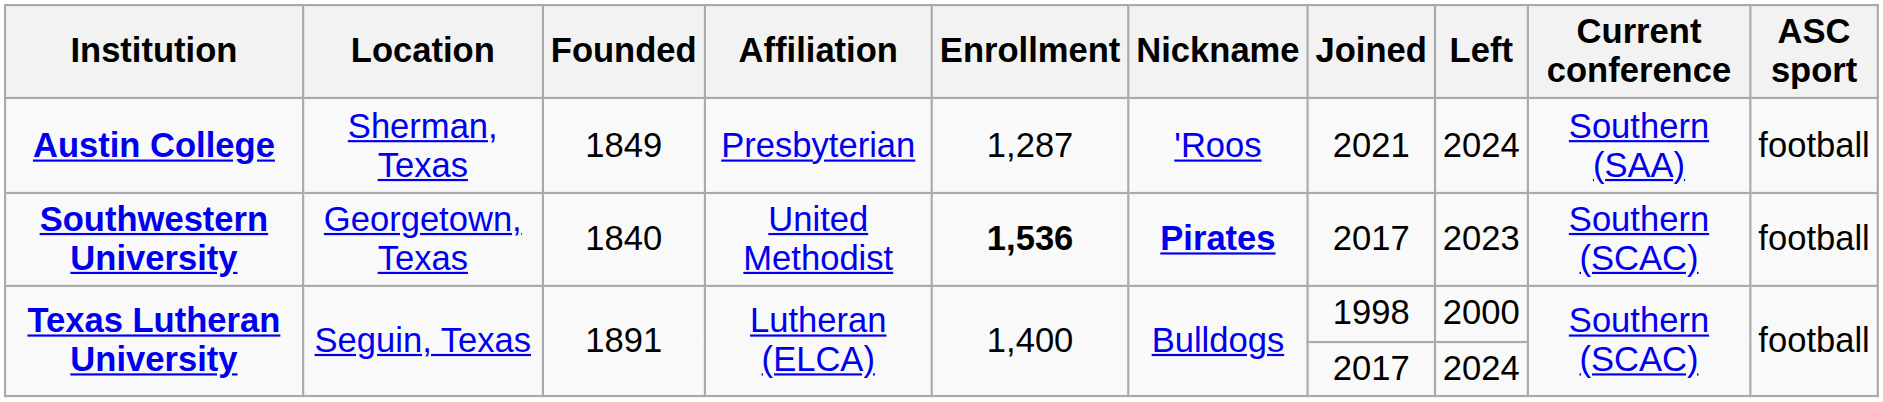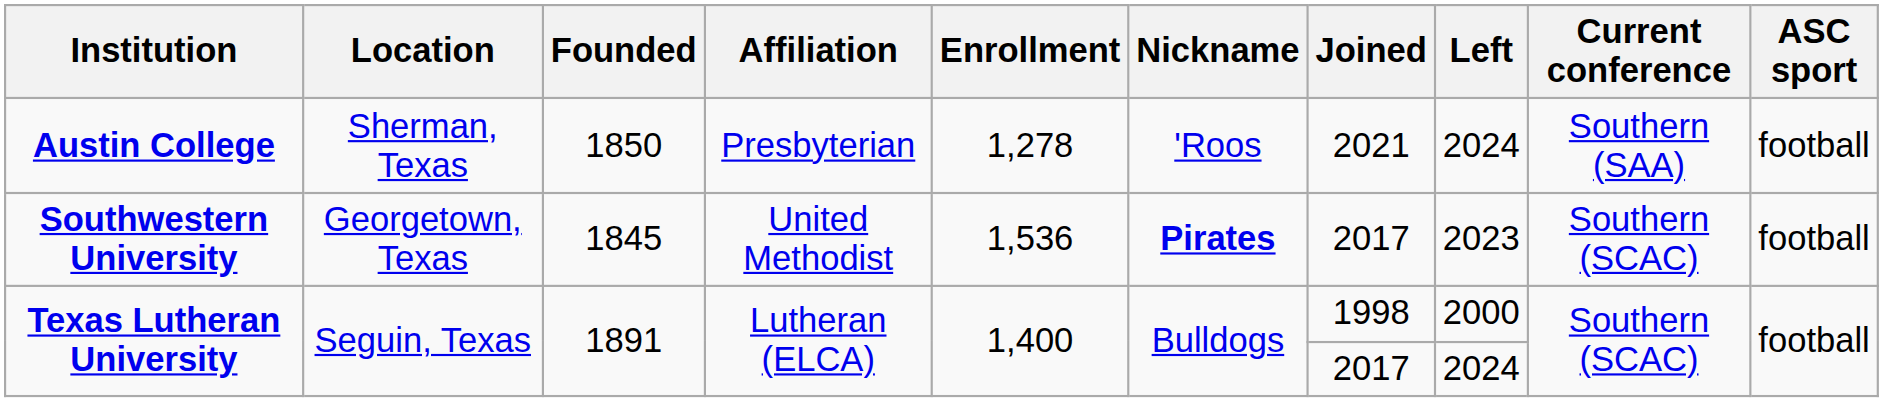(624, 145) 1849 -> (624, 145) 1850
(1030, 145) 1,287 -> (1030, 145) 1,278
(624, 238) 1840 -> (624, 238) 1845
(1030, 238) bold -> (1030, 238) normal
